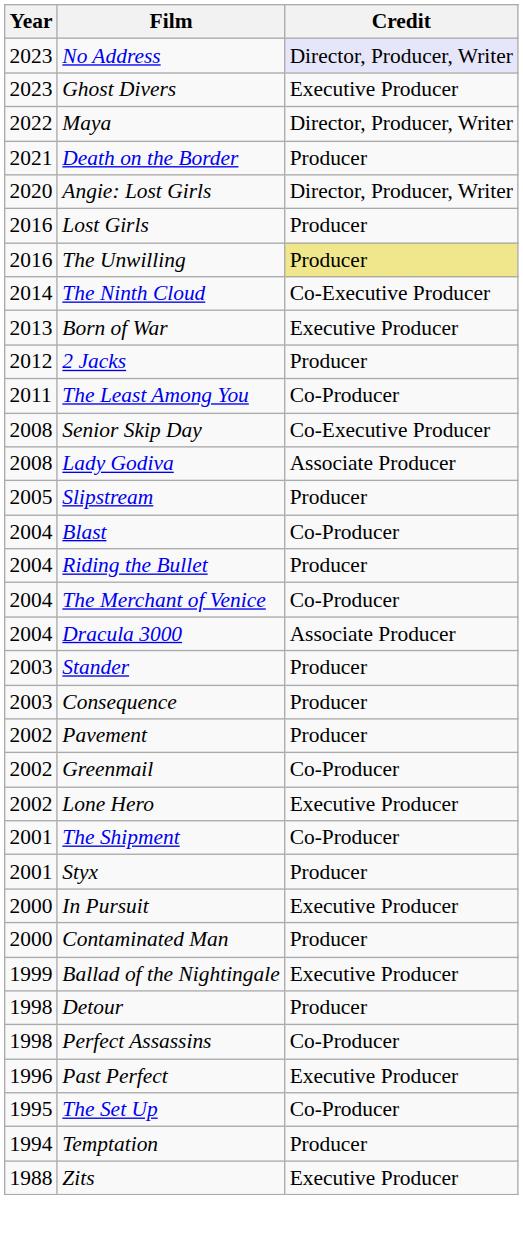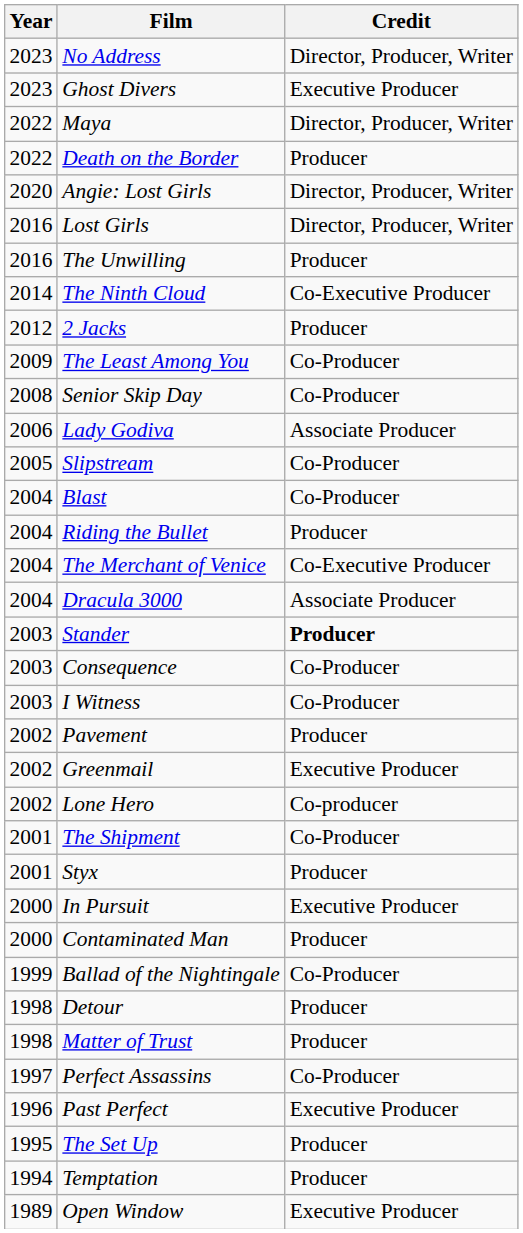(401, 55) lavender background -> (401, 55) no background
(31, 157) 2021 -> (31, 157) 2022
(328, 225) Producer -> (401, 225) Director, Producer, Writer
(328, 259) khaki background -> (328, 259) no background
- row: (115, 327)
(31, 395) 2011 -> (31, 361) 2009
(390, 429) Co-Executive Producer -> (344, 395) Co-Producer
(31, 463) 2008 -> (31, 429) 2006
(328, 497) Producer -> (344, 463) Co-Producer
(344, 599) Co-Producer -> (390, 565) Co-Executive Producer
(328, 667) normal -> (332, 633) bold
(328, 701) Producer -> (344, 667) Co-Producer
+ row: (101, 701)
(344, 769) Co-Producer -> (374, 769) Executive Producer
(374, 803) Executive Producer -> (344, 803) Co-producer
(374, 973) Executive Producer -> (344, 973) Co-Producer
+ row: (127, 1041)
(31, 1041) 1998 -> (31, 1075) 1997
(344, 1109) Co-Producer -> (328, 1143) Producer
+ row: (123, 1211)
- row: (78, 1177)
